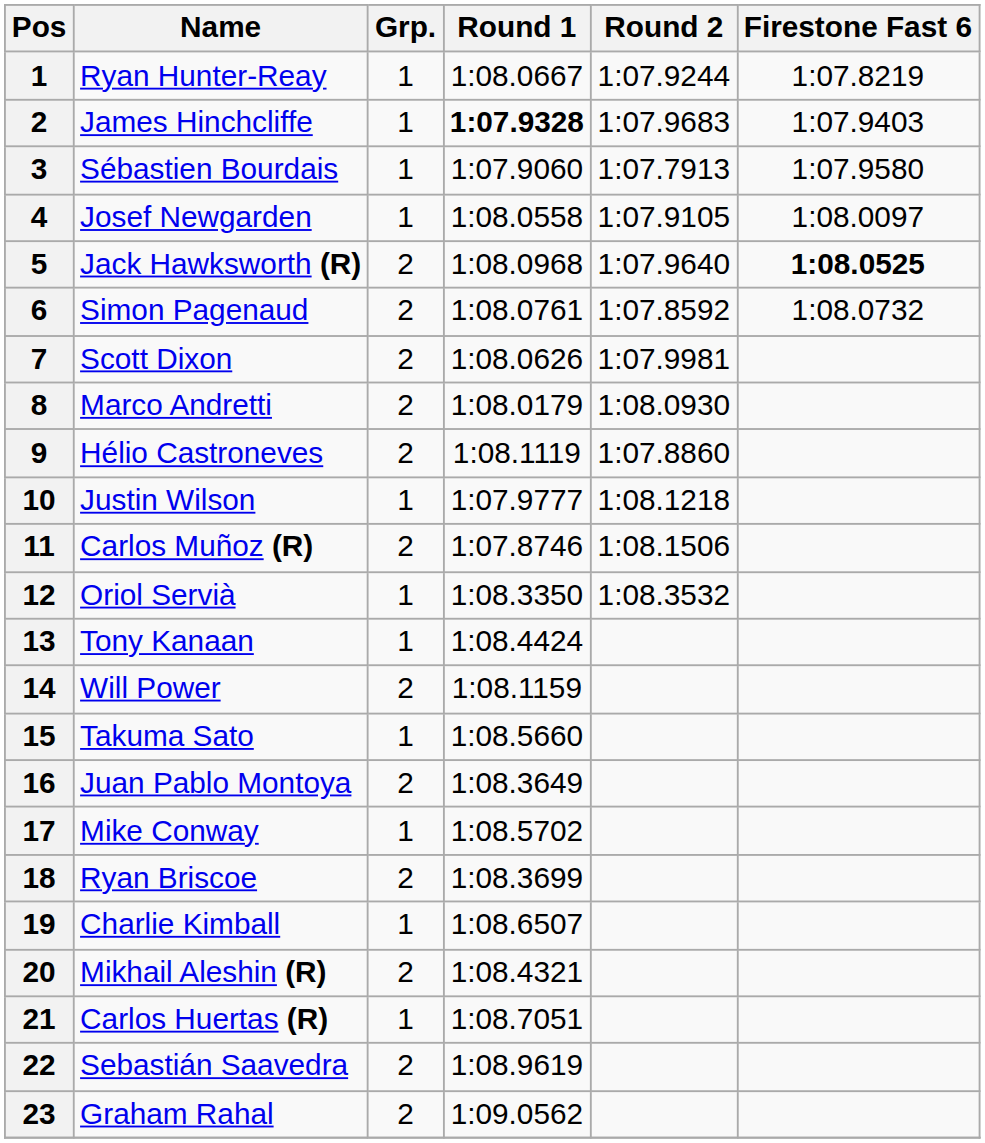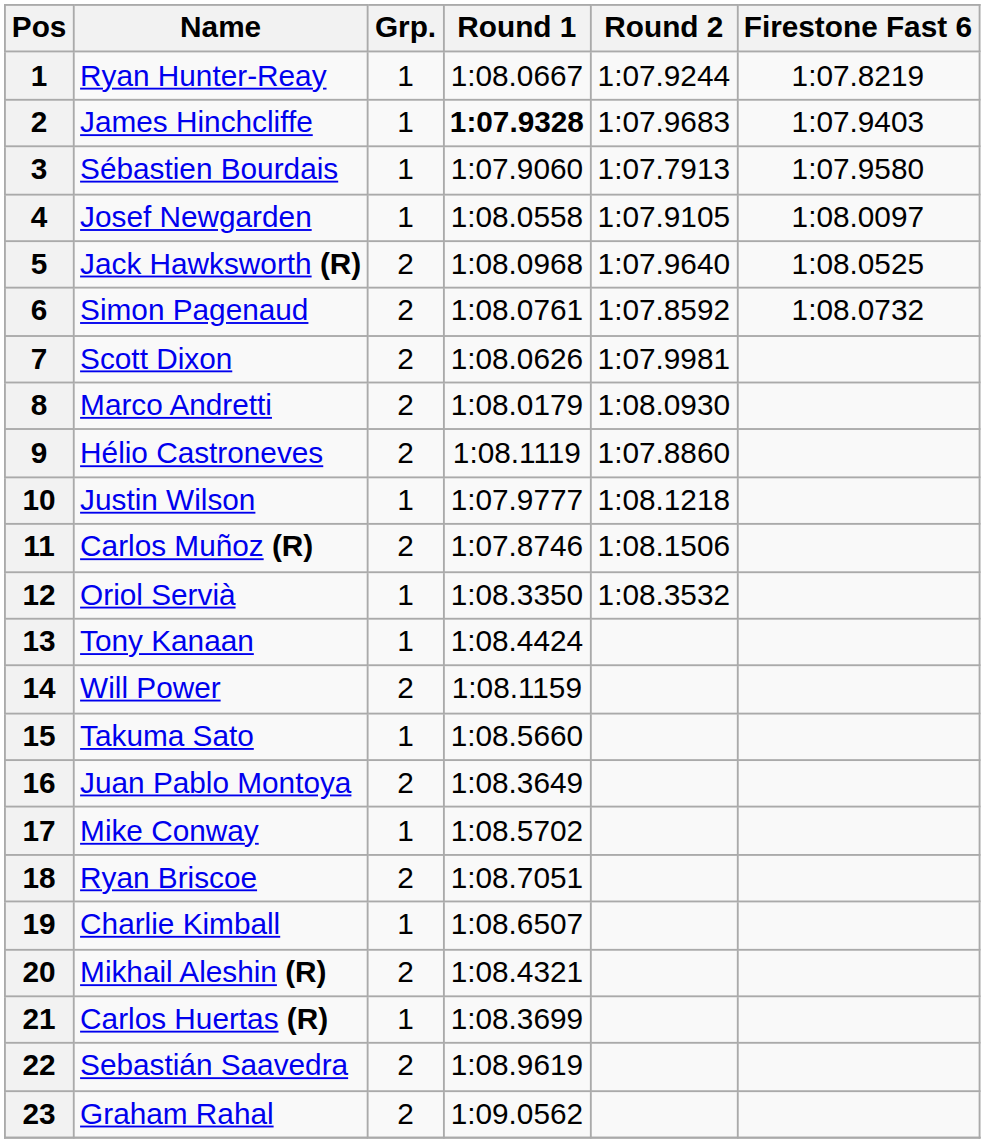(858, 264) bold -> (858, 264) normal
(517, 877) 1:08.3699 -> (517, 877) 1:08.7051
(517, 1019) 1:08.7051 -> (517, 1019) 1:08.3699
